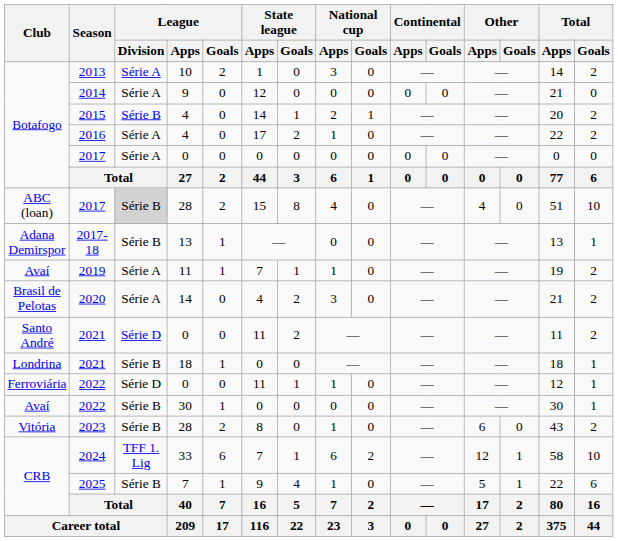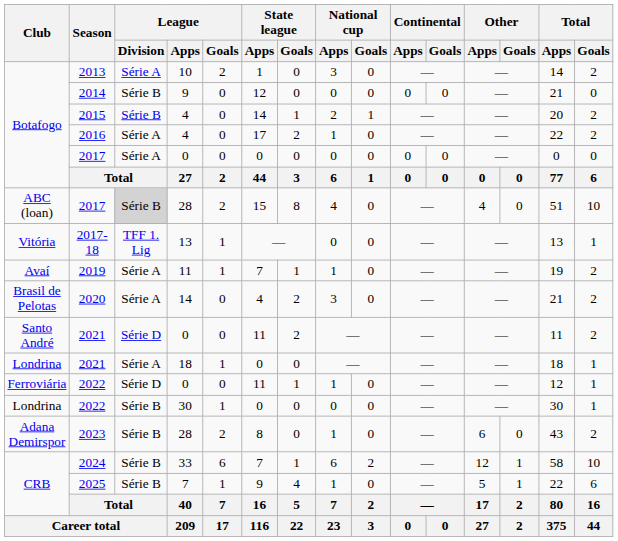(141, 93) Série A -> (141, 93) Série B
(37, 241) Adana Demirspor -> (37, 241) Vitória
(141, 241) Série B -> (141, 241) TFF 1. Lig
(141, 363) Série B -> (141, 363) Série A
(37, 405) Avaí -> (37, 405) Londrina
(37, 426) Vitória -> (37, 434) Adana Demirspor
(141, 455) TFF 1. Lig -> (141, 462) Série B
